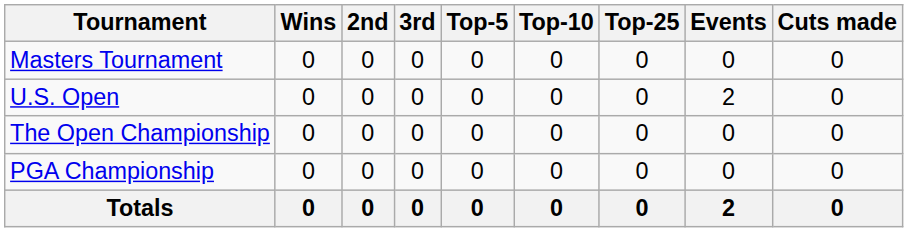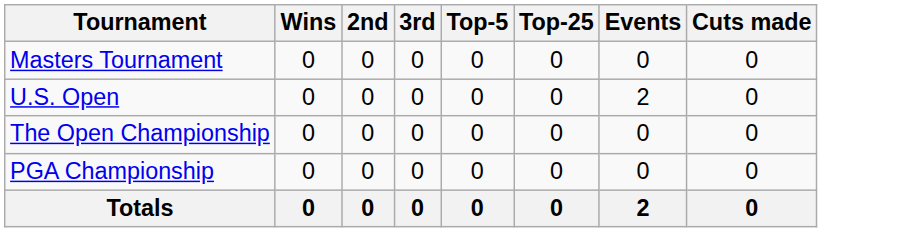- column: (556, 23)
